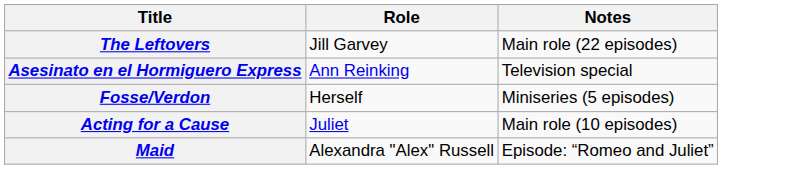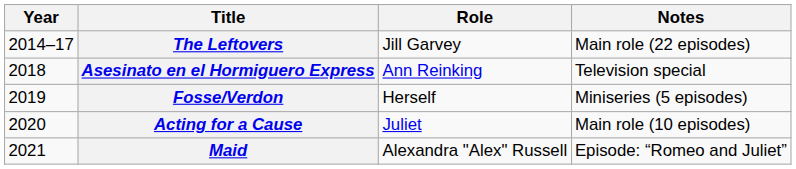+ column: (41, 17)
